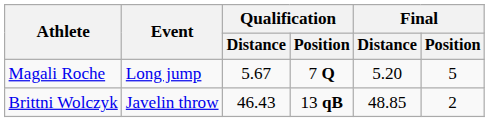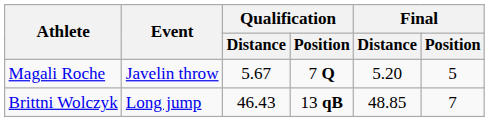(164, 74) Long jump -> (172, 74) Javelin throw
(172, 102) Javelin throw -> (164, 102) Long jump
(453, 102) 2 -> (453, 102) 7
